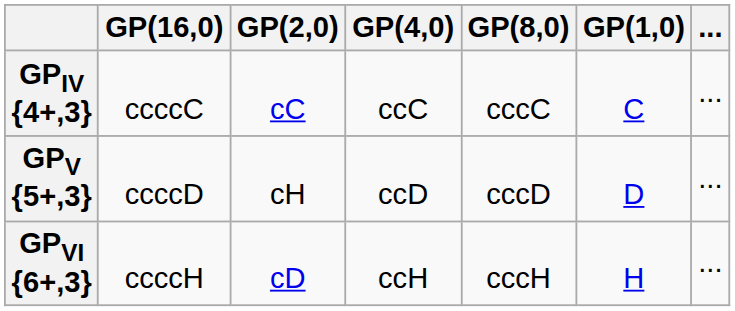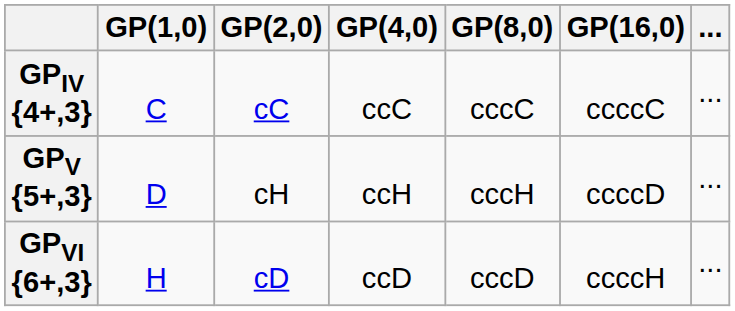columns swapped: (634, 27) <-> (164, 27)
(403, 194) ccD -> (387, 194) ccH
(518, 194) cccD -> (502, 194) cccH
(403, 278) ccH -> (387, 278) ccD
(518, 278) cccH -> (502, 278) cccD
